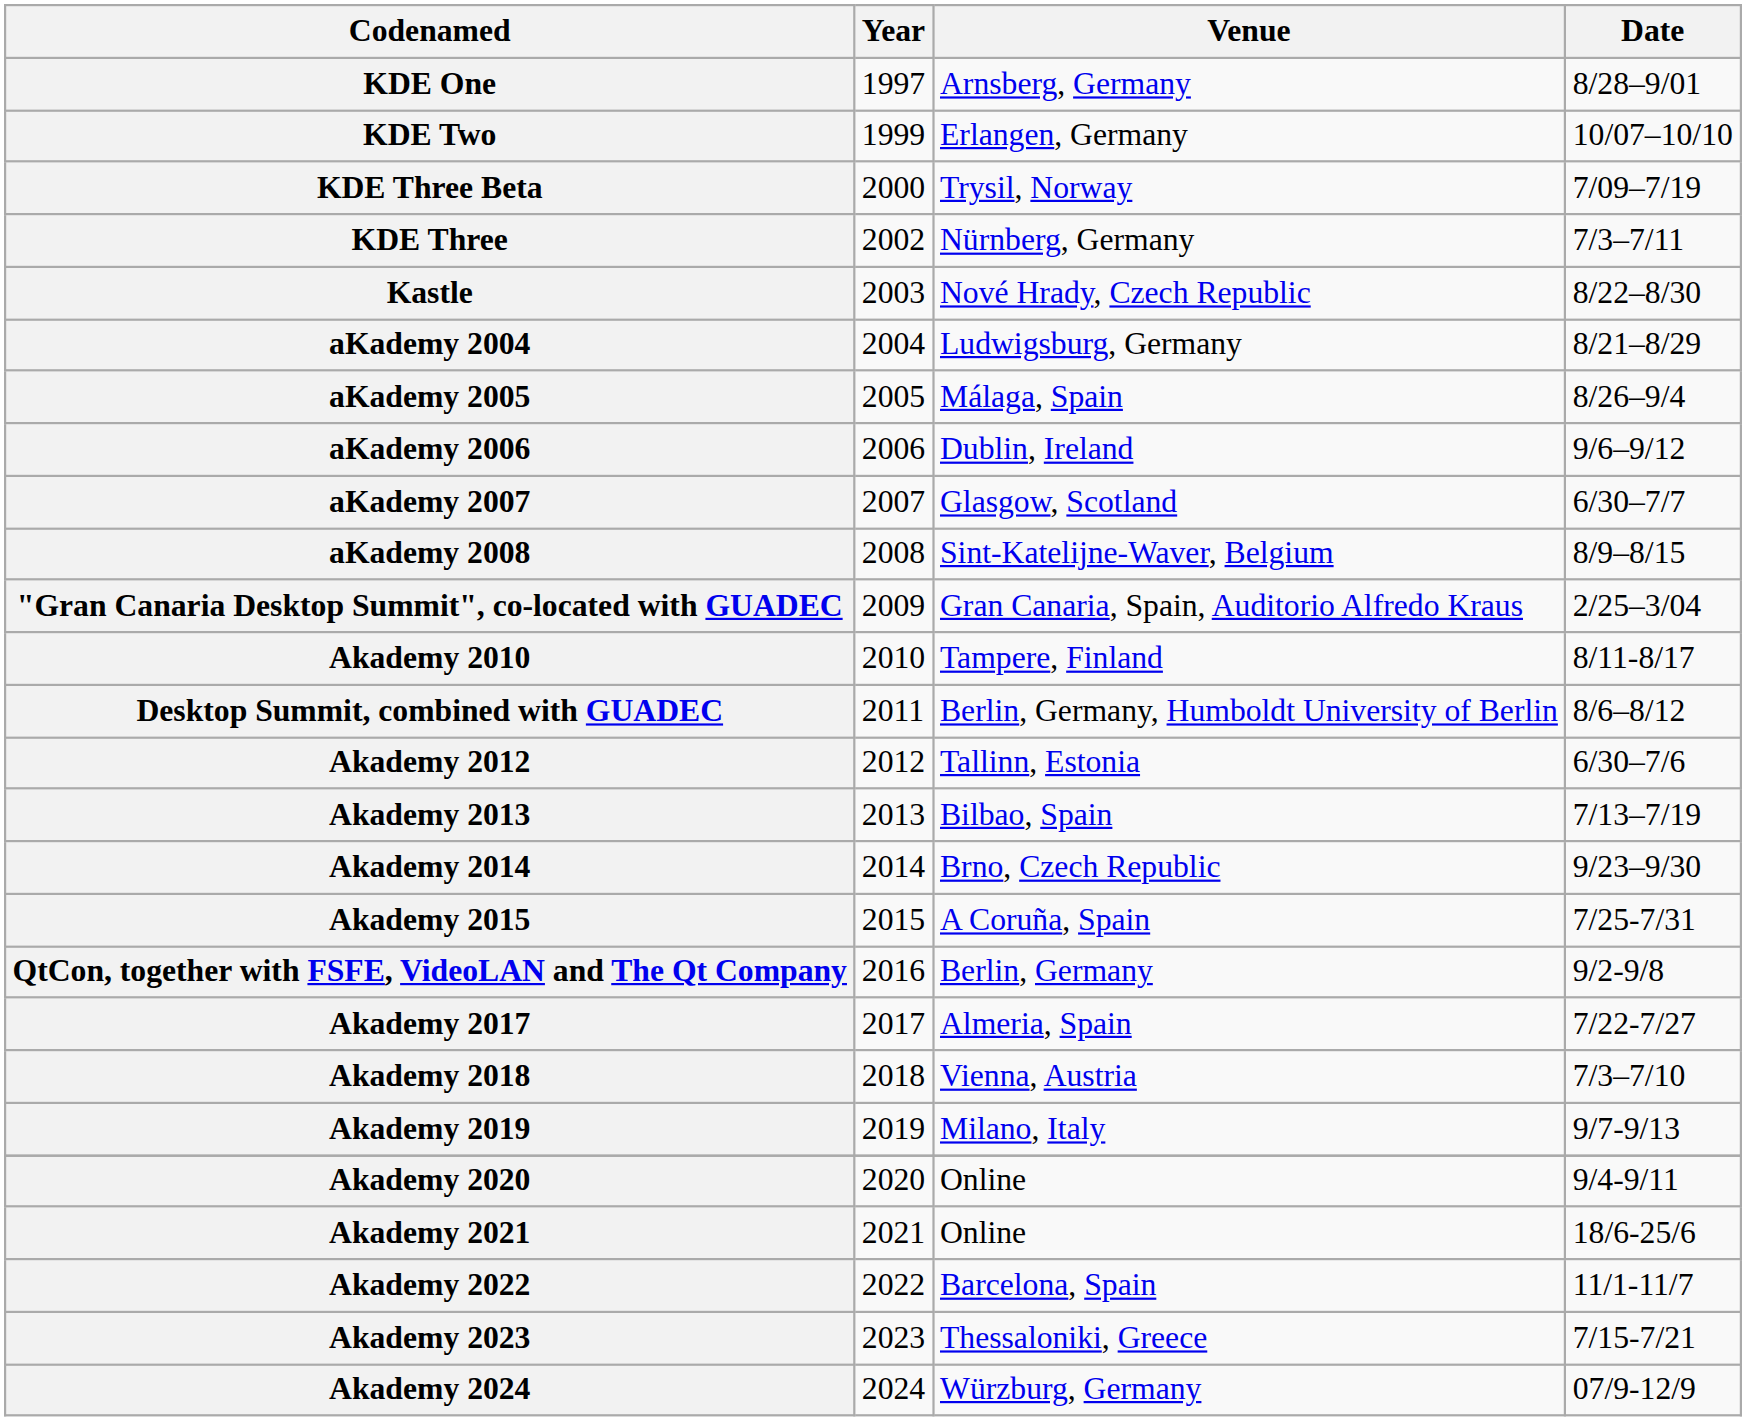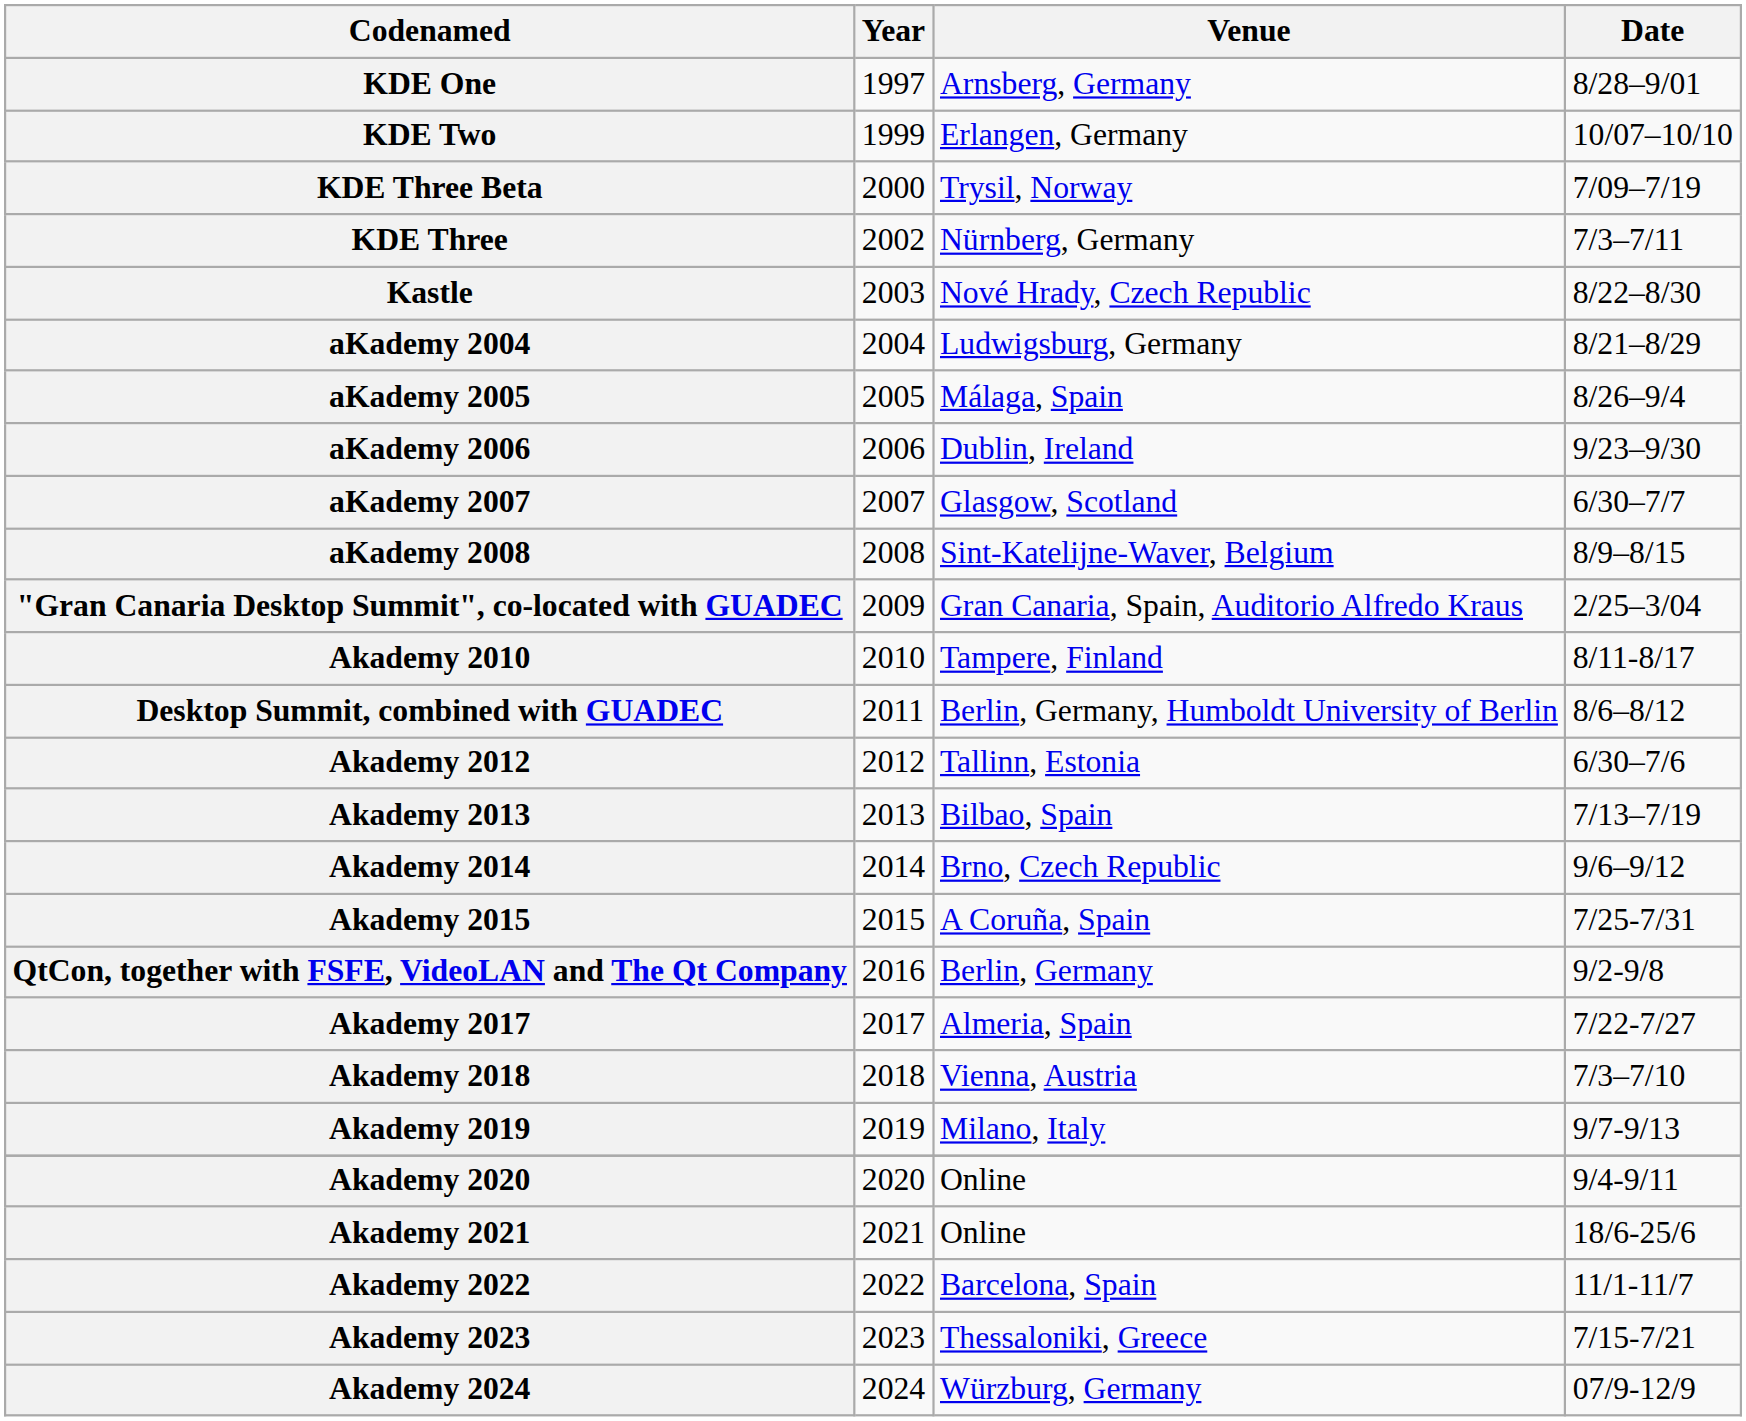(1629, 449) 9/6–9/12 -> (1637, 449) 9/23–9/30
(1637, 867) 9/23–9/30 -> (1629, 867) 9/6–9/12
